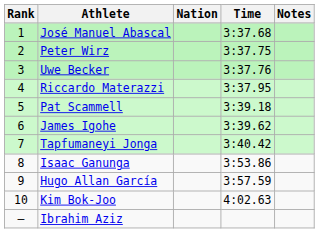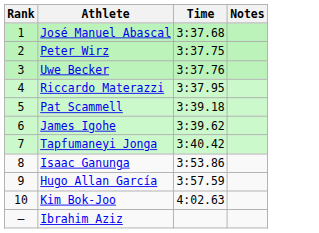- column: (197, 14)
